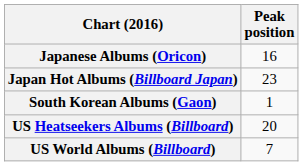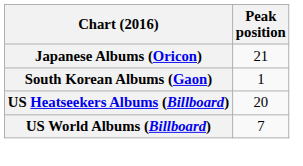(269, 56) 16 -> (261, 56) 21
- row: (123, 79)
